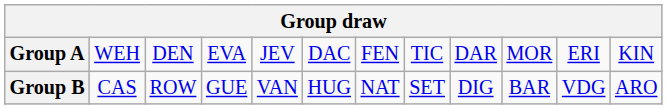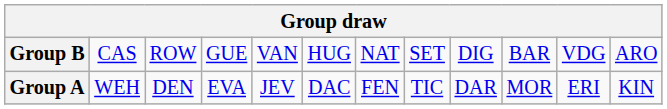rows swapped: (47, 53) <-> (47, 87)
